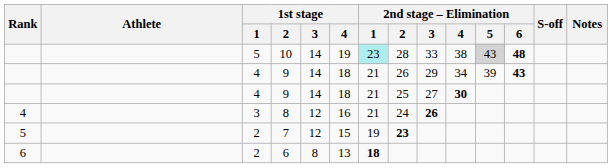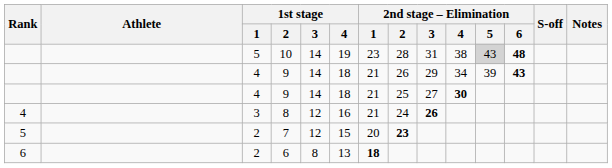(373, 53) paleturquoise background -> (373, 53) no background
(432, 53) 33 -> (432, 53) 31
(373, 133) 19 -> (373, 133) 20
